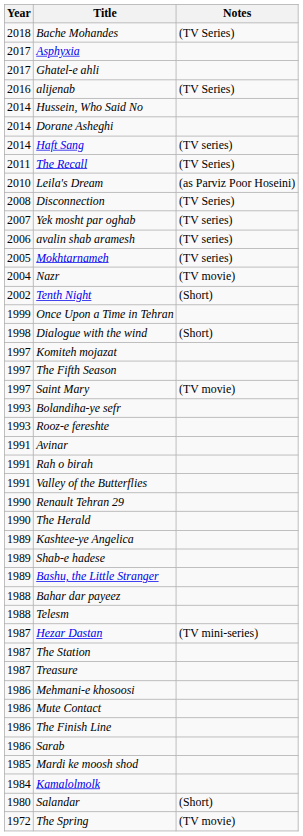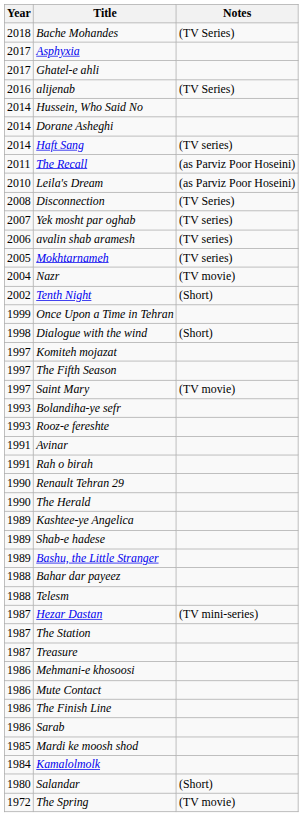(207, 164) (TV Series) -> (237, 164) (as Parviz Poor Hoseini)
- row: (92, 483)
